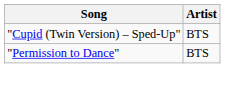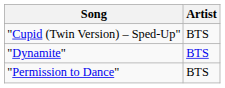+ row: (37, 53)
